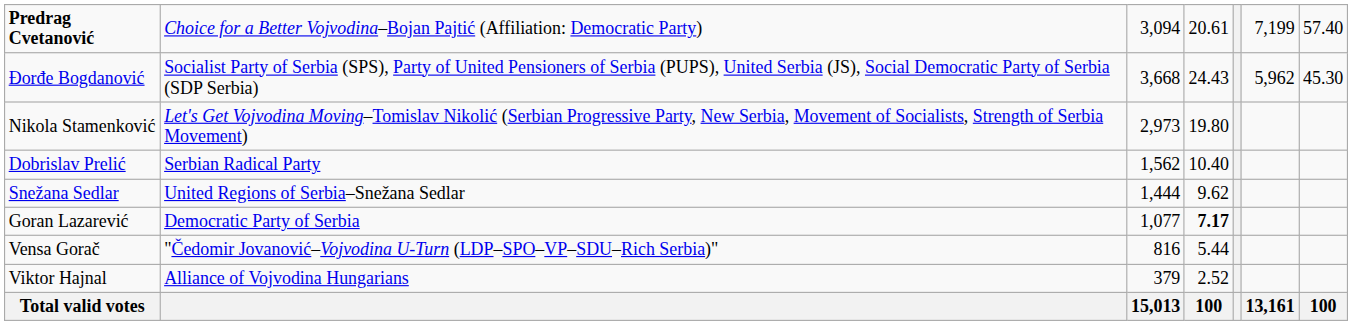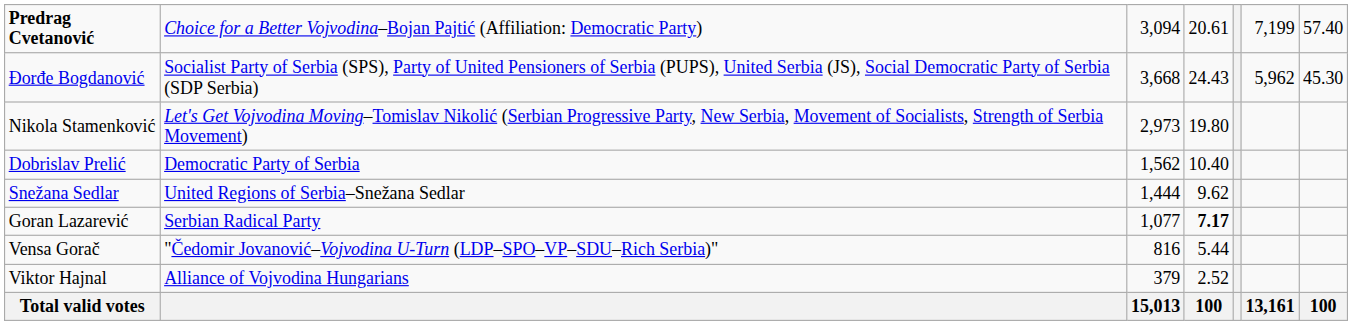(242, 164) Serbian Radical Party -> (262, 164) Democratic Party of Serbia
(262, 221) Democratic Party of Serbia -> (242, 221) Serbian Radical Party
